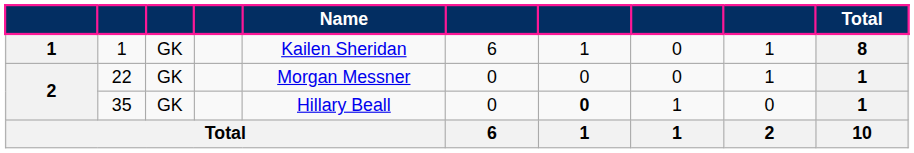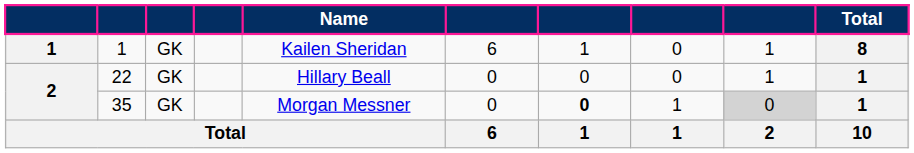(344, 77) Morgan Messner -> (344, 77) Hillary Beall
(344, 105) Hillary Beall -> (344, 105) Morgan Messner
(770, 105) no background -> (770, 105) lightgrey background
